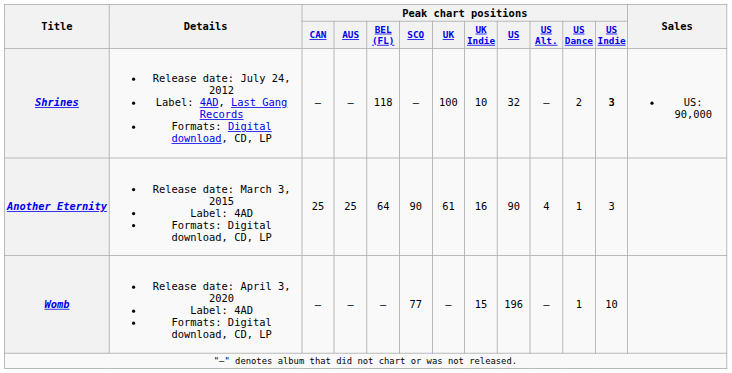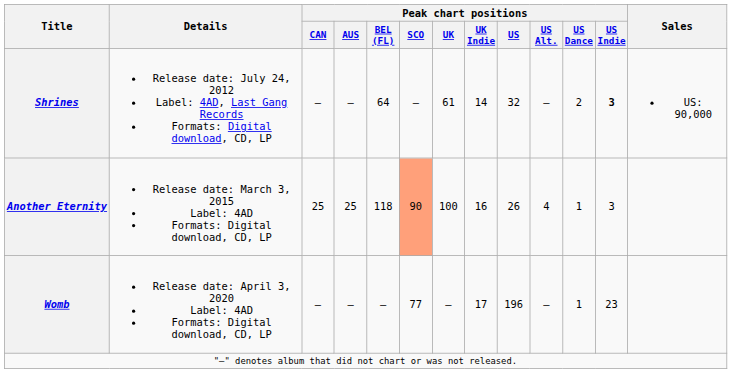(383, 103) 118 -> (383, 103) 64
(448, 103) 100 -> (448, 103) 61
(481, 103) 10 -> (481, 103) 14
(383, 207) 64 -> (383, 207) 118
(416, 207) no background -> (416, 207) lightsalmon background
(448, 207) 61 -> (448, 207) 100
(514, 207) 90 -> (514, 207) 26
(481, 305) 15 -> (481, 305) 17
(612, 305) 10 -> (612, 305) 23
